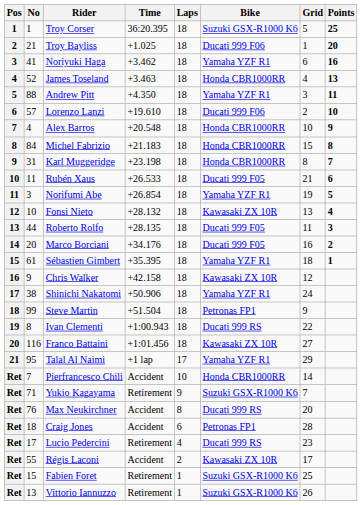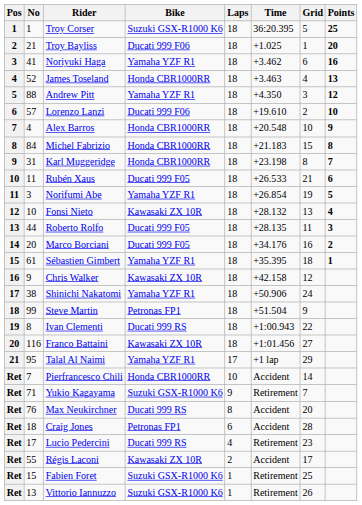columns swapped: (250, 12) <-> (150, 12)
(332, 95) 11 -> (333, 95) 12
